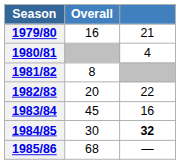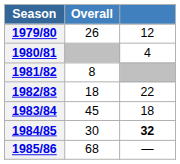(92, 33) 16 -> (92, 33) 26
(147, 33) 21 -> (147, 33) 12
(92, 91) 20 -> (92, 91) 18
(147, 111) 16 -> (147, 111) 18
